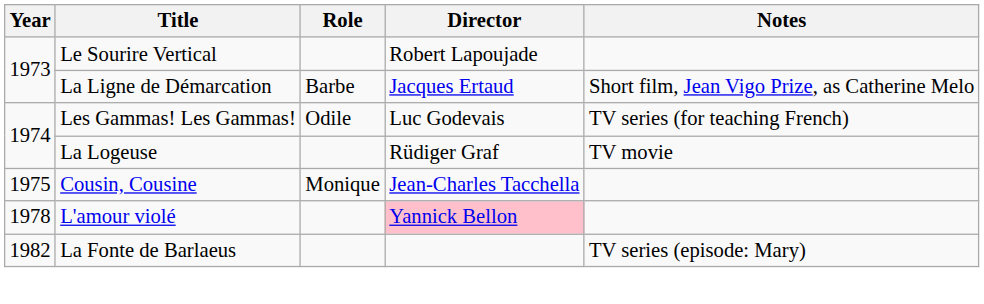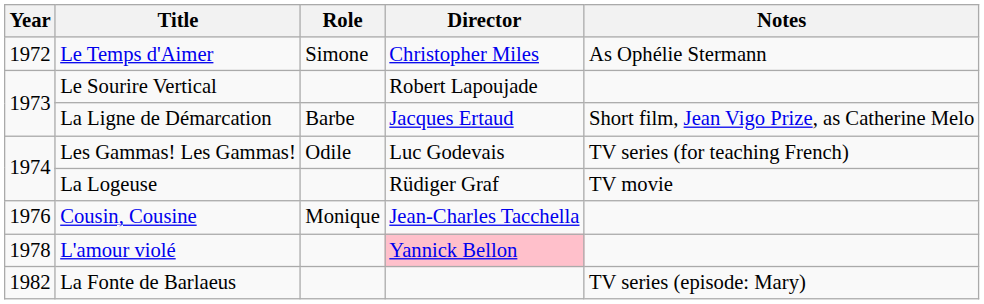+ row: (137, 53)
(30, 184) 1975 -> (30, 217) 1976
